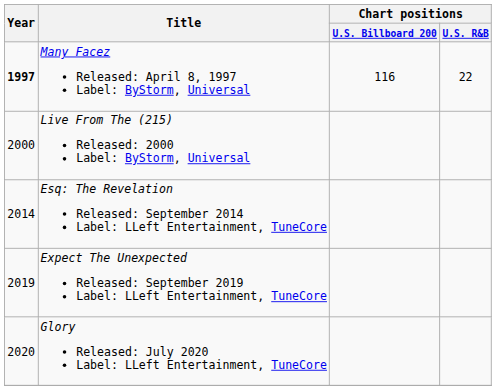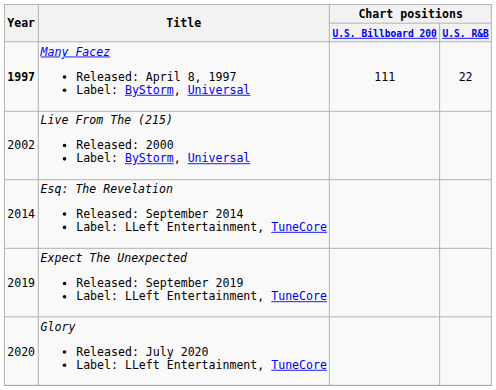(385, 77) 116 -> (385, 77) 111
(21, 145) 2000 -> (21, 145) 2002
